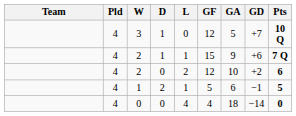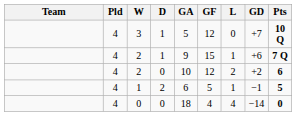columns swapped: (186, 12) <-> (233, 12)
